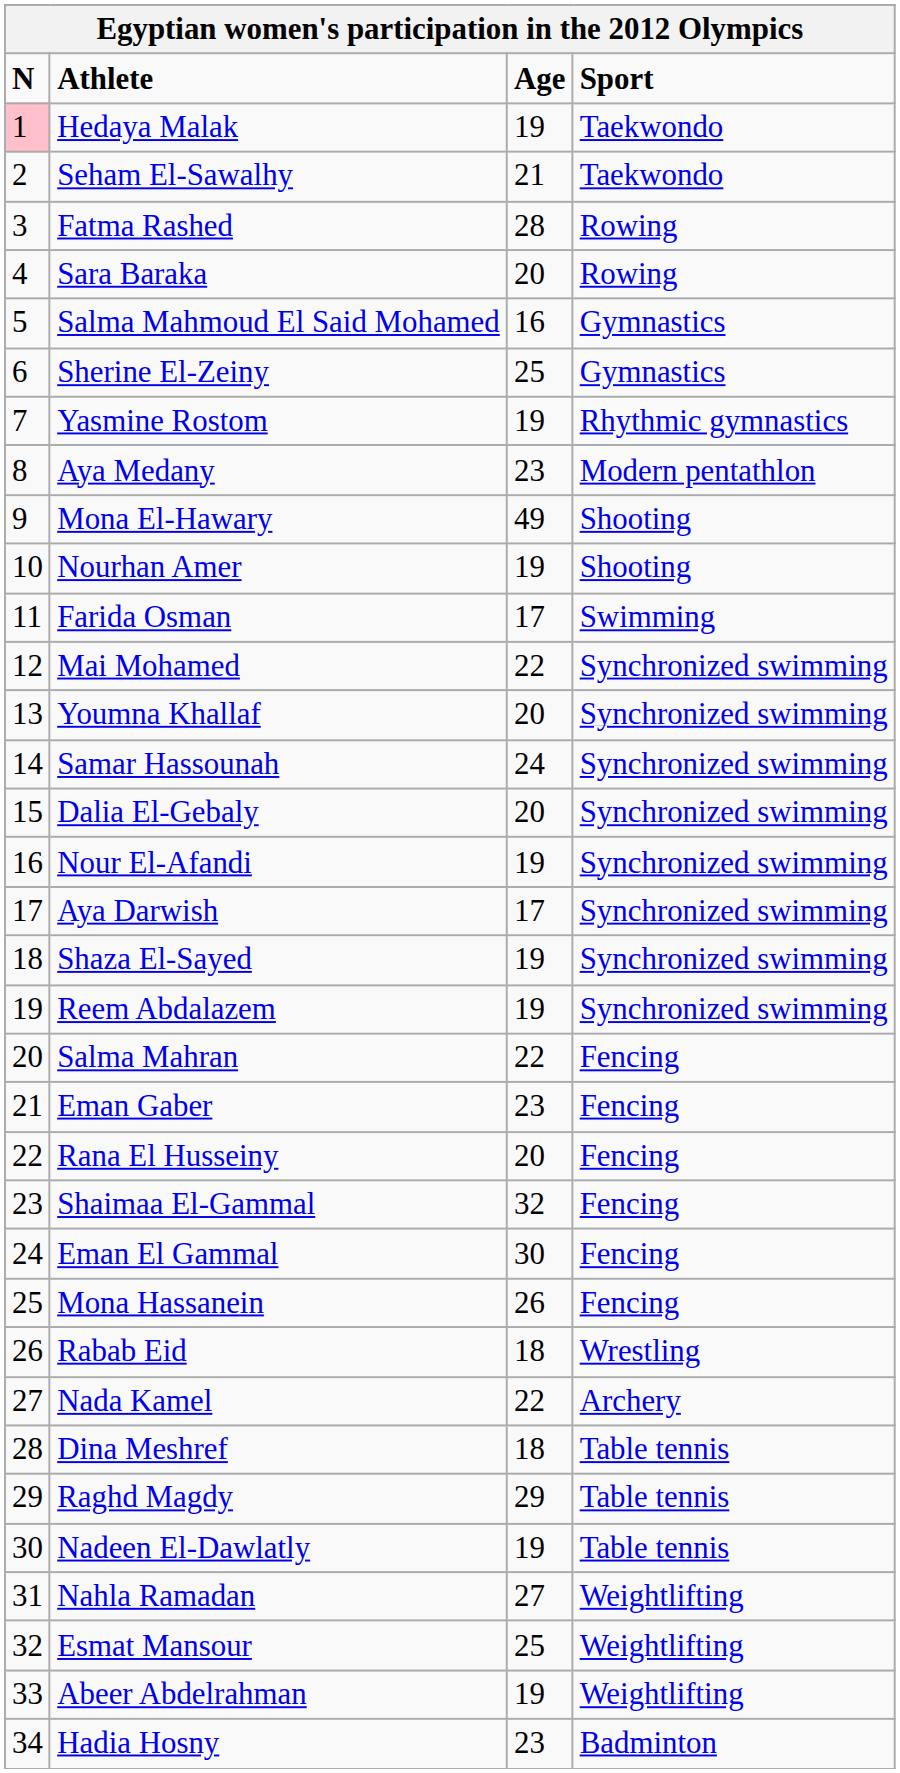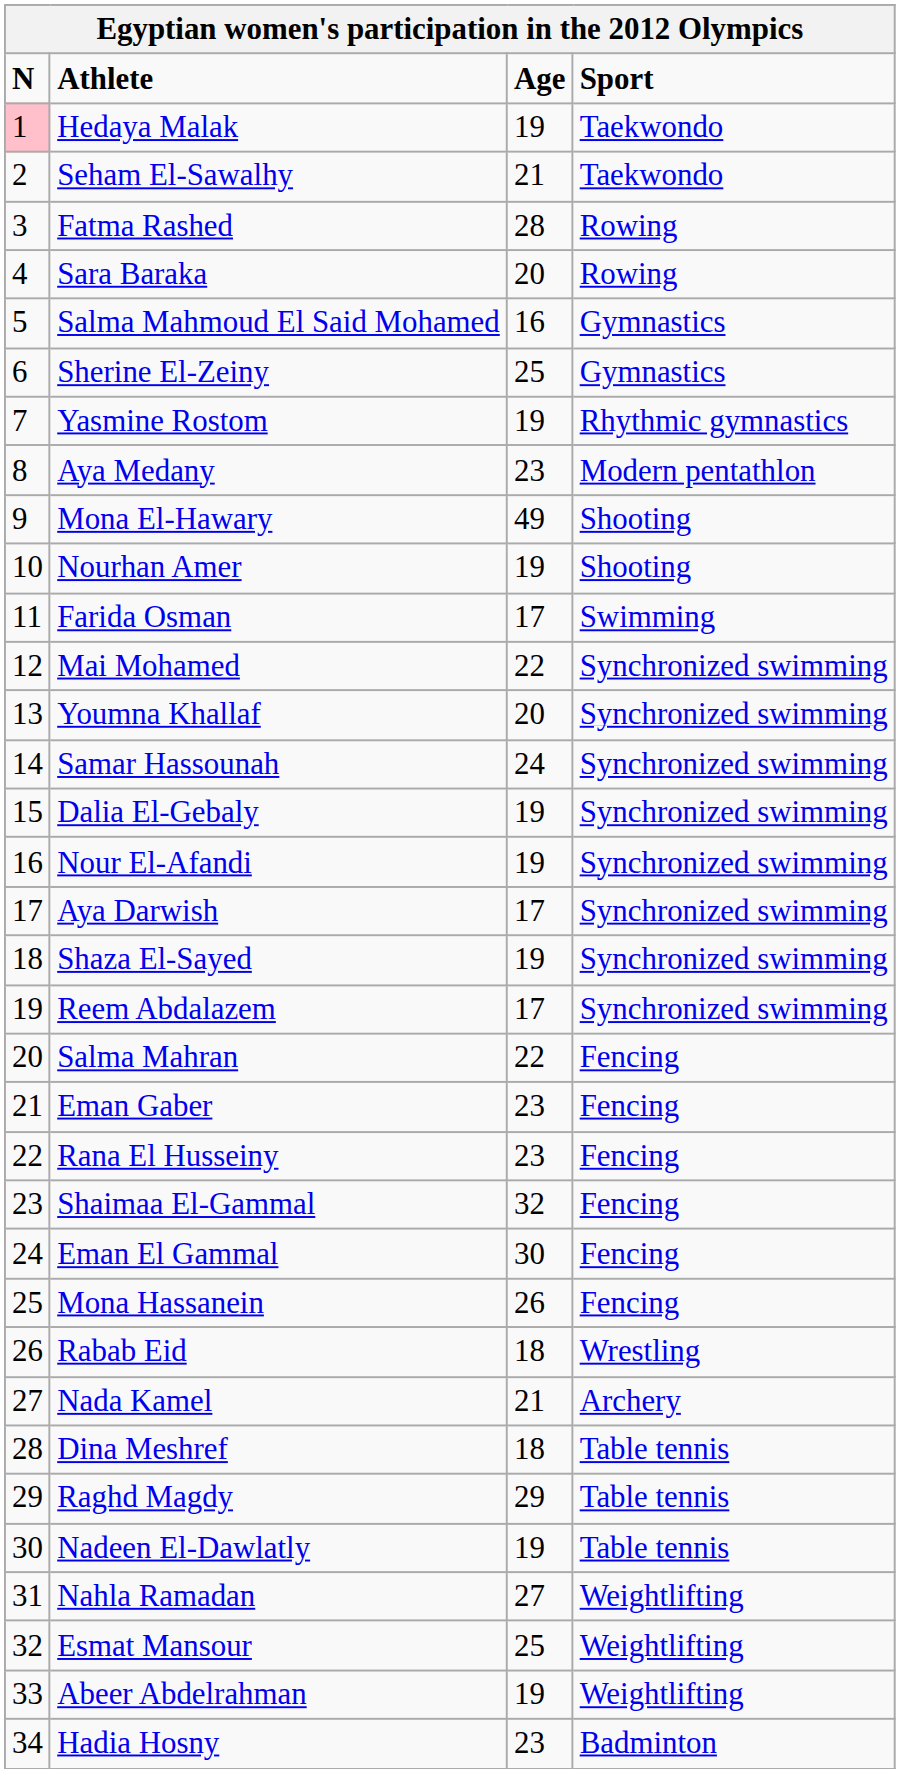(529, 812) 20 -> (529, 812) 19
(529, 1008) 19 -> (529, 1008) 17
(529, 1155) 20 -> (529, 1155) 23
(529, 1400) 22 -> (529, 1400) 21
